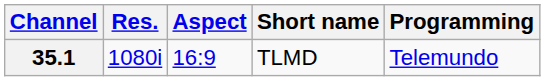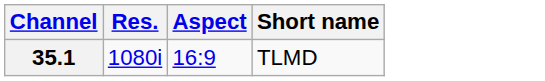- column: (462, 22)
